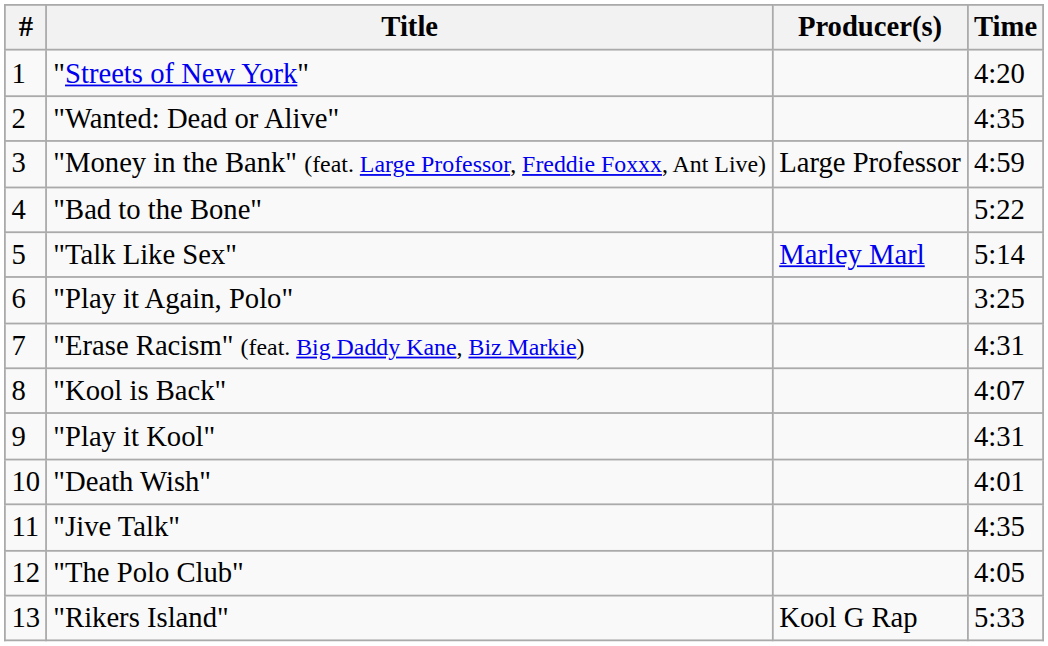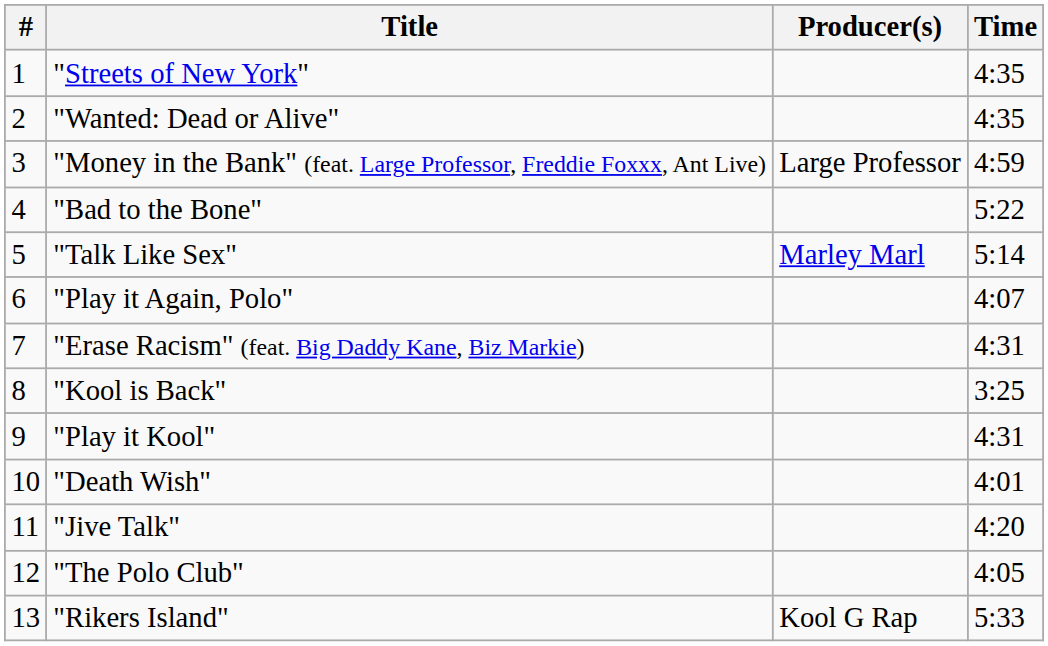(999, 72) 4:20 -> (999, 72) 4:35
(999, 299) 3:25 -> (999, 299) 4:07
(999, 390) 4:07 -> (999, 390) 3:25
(999, 526) 4:35 -> (999, 526) 4:20
